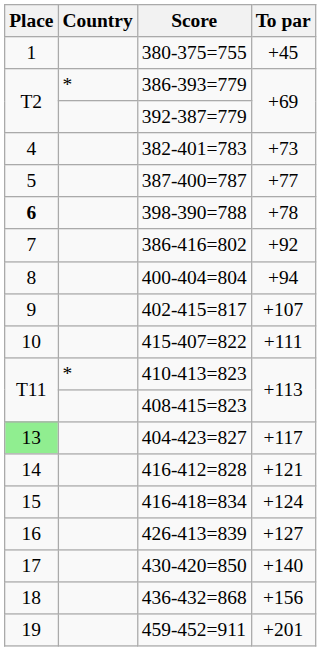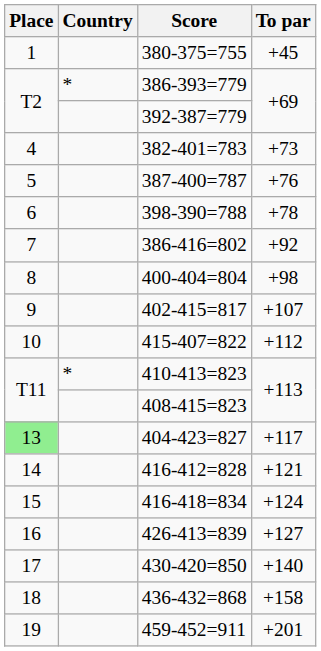(283, 181) +77 -> (283, 181) +76
(31, 213) bold -> (31, 213) normal
(283, 277) +94 -> (283, 277) +98
(283, 341) +111 -> (283, 341) +112
(283, 598) +156 -> (283, 598) +158
